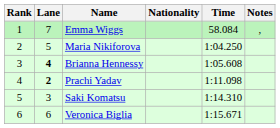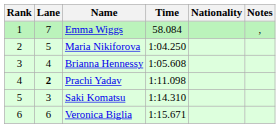columns swapped: (174, 13) <-> (223, 13)
(48, 64) bold -> (48, 64) normal
